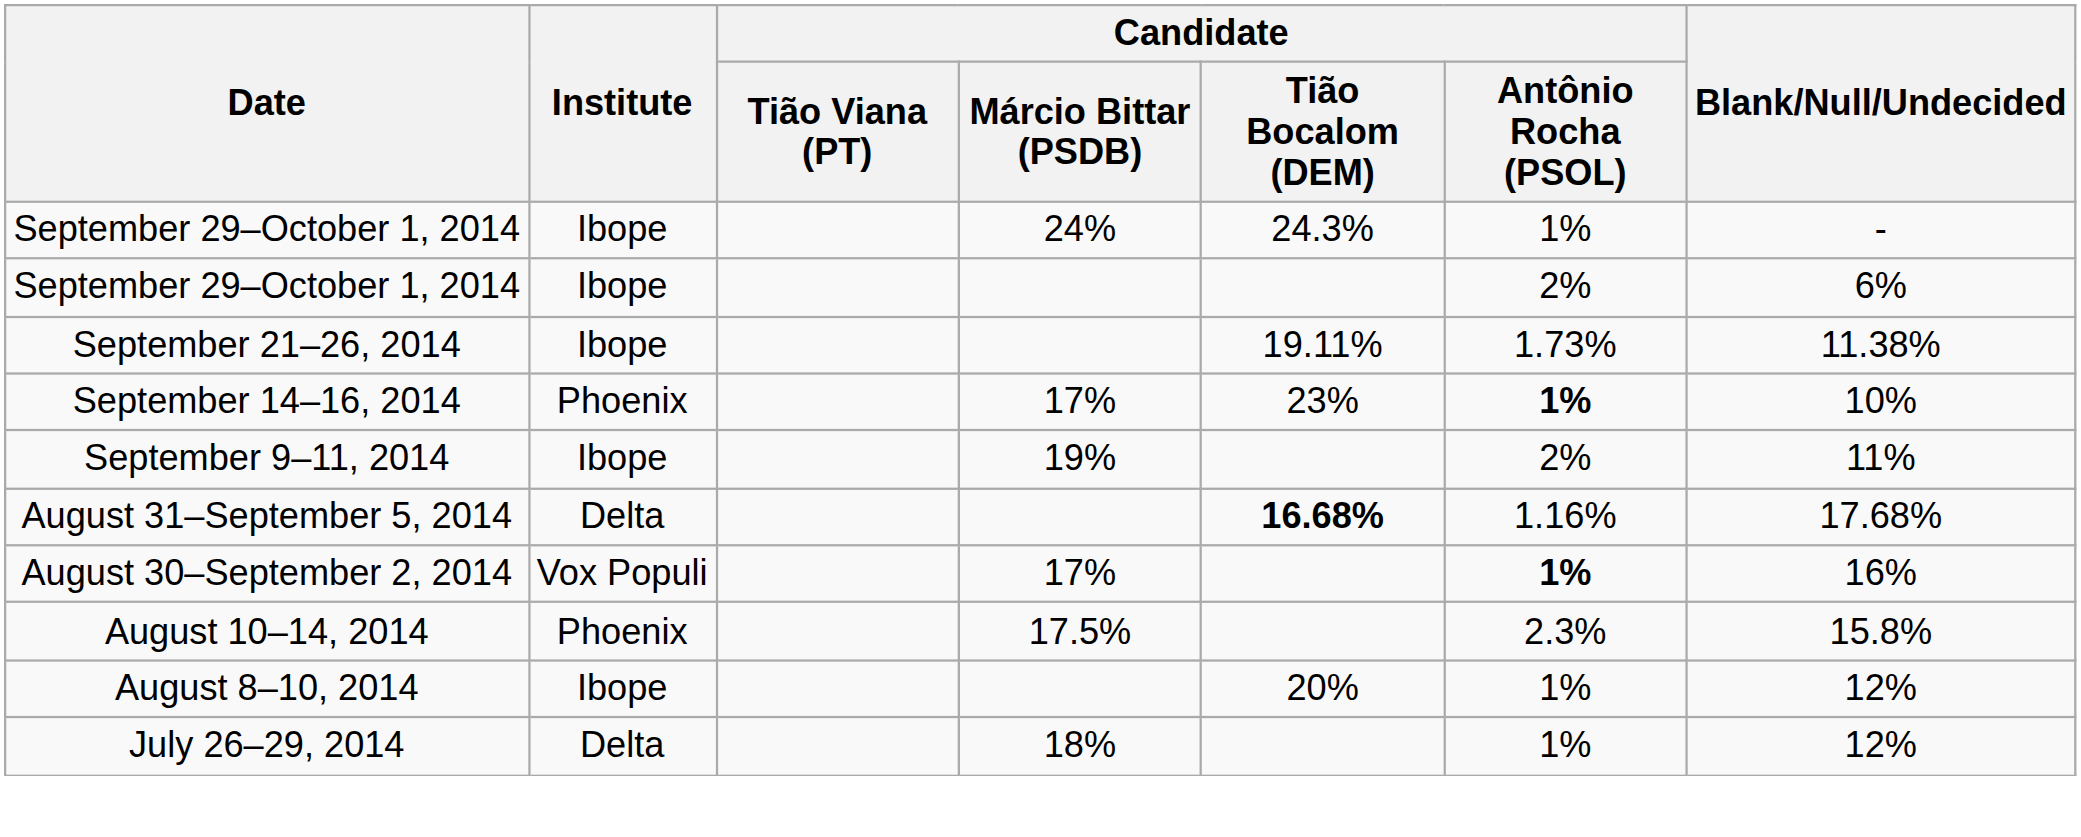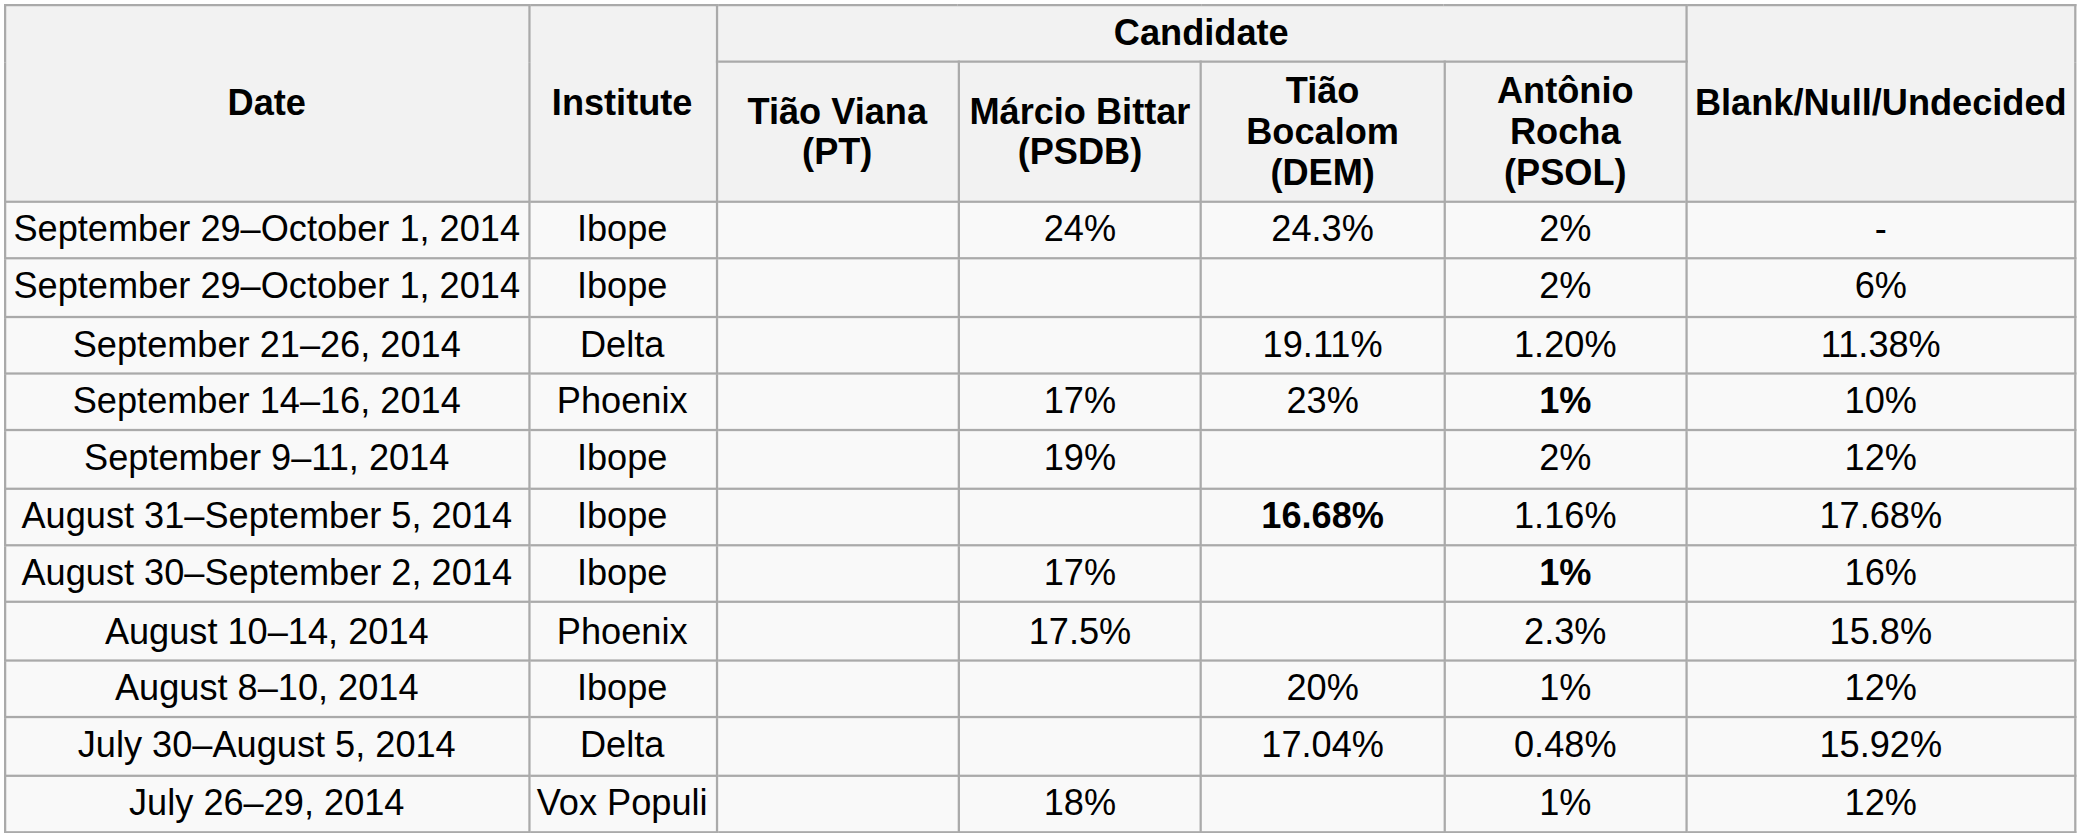(1565, 229) 1% -> (1565, 229) 2%
(622, 343) Ibope -> (622, 343) Delta
(1565, 343) 1.73% -> (1565, 343) 1.20%
(1881, 458) 11% -> (1881, 458) 12%
(622, 515) Delta -> (622, 515) Ibope
(622, 573) Vox Populi -> (622, 573) Ibope
+ row: (267, 745)
(622, 745) Delta -> (622, 802) Vox Populi
